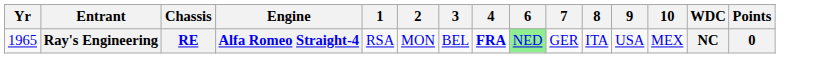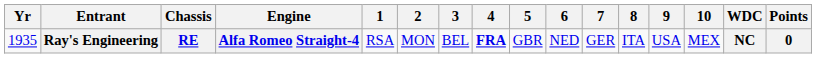+ column: (528, 16)
(22, 40) 1965 -> (22, 40) 1935
(528, 40) lightgreen background -> (564, 40) no background
